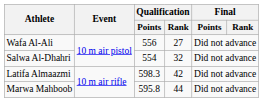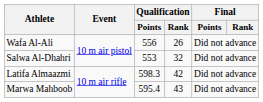(178, 43) 27 -> (178, 43) 26
(149, 58) 554 -> (149, 58) 553
(149, 90) 595.8 -> (149, 90) 595.4
(178, 90) 44 -> (178, 90) 43
